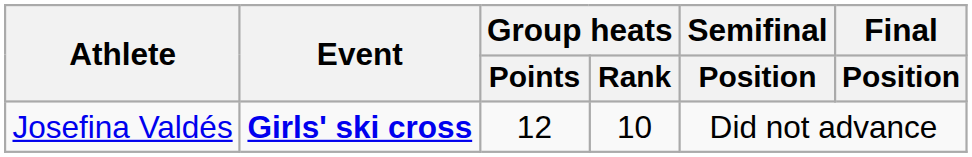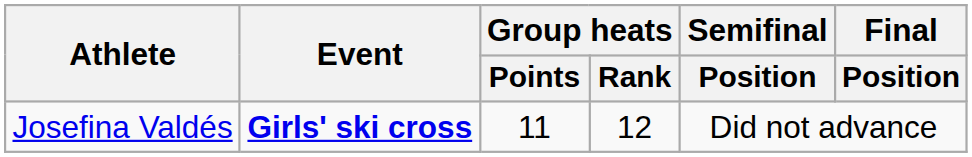(534, 127) 12 -> (534, 127) 11
(635, 127) 10 -> (635, 127) 12
